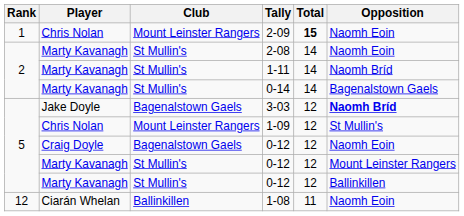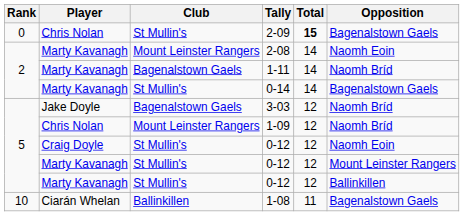(22, 32) 1 -> (22, 32) 0
(196, 32) Mount Leinster Rangers -> (160, 32) St Mullin's
(362, 32) Naomh Eoin -> (384, 32) Bagenalstown Gaels
(160, 51) St Mullin's -> (196, 51) Mount Leinster Rangers
(160, 70) St Mullin's -> (187, 70) Bagenalstown Gaels
(363, 107) bold -> (361, 107) normal
(356, 126) St Mullin's -> (361, 126) Naomh Bríd
(187, 145) Bagenalstown Gaels -> (160, 145) St Mullin's
(22, 201) 12 -> (22, 201) 10
(362, 201) Naomh Eoin -> (384, 201) Bagenalstown Gaels
